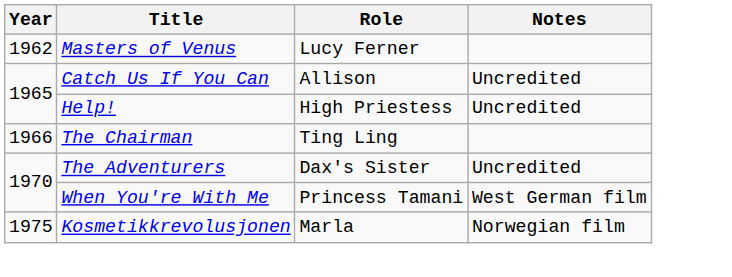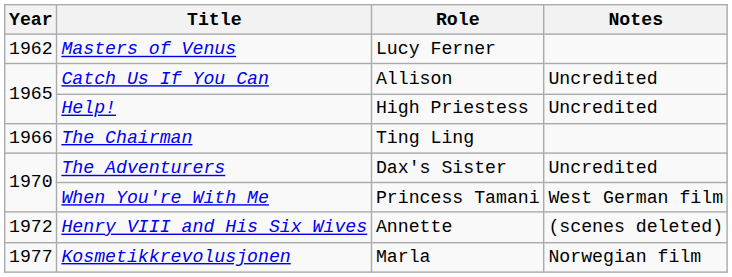+ row: (214, 227)
(31, 227) 1975 -> (31, 257) 1977
